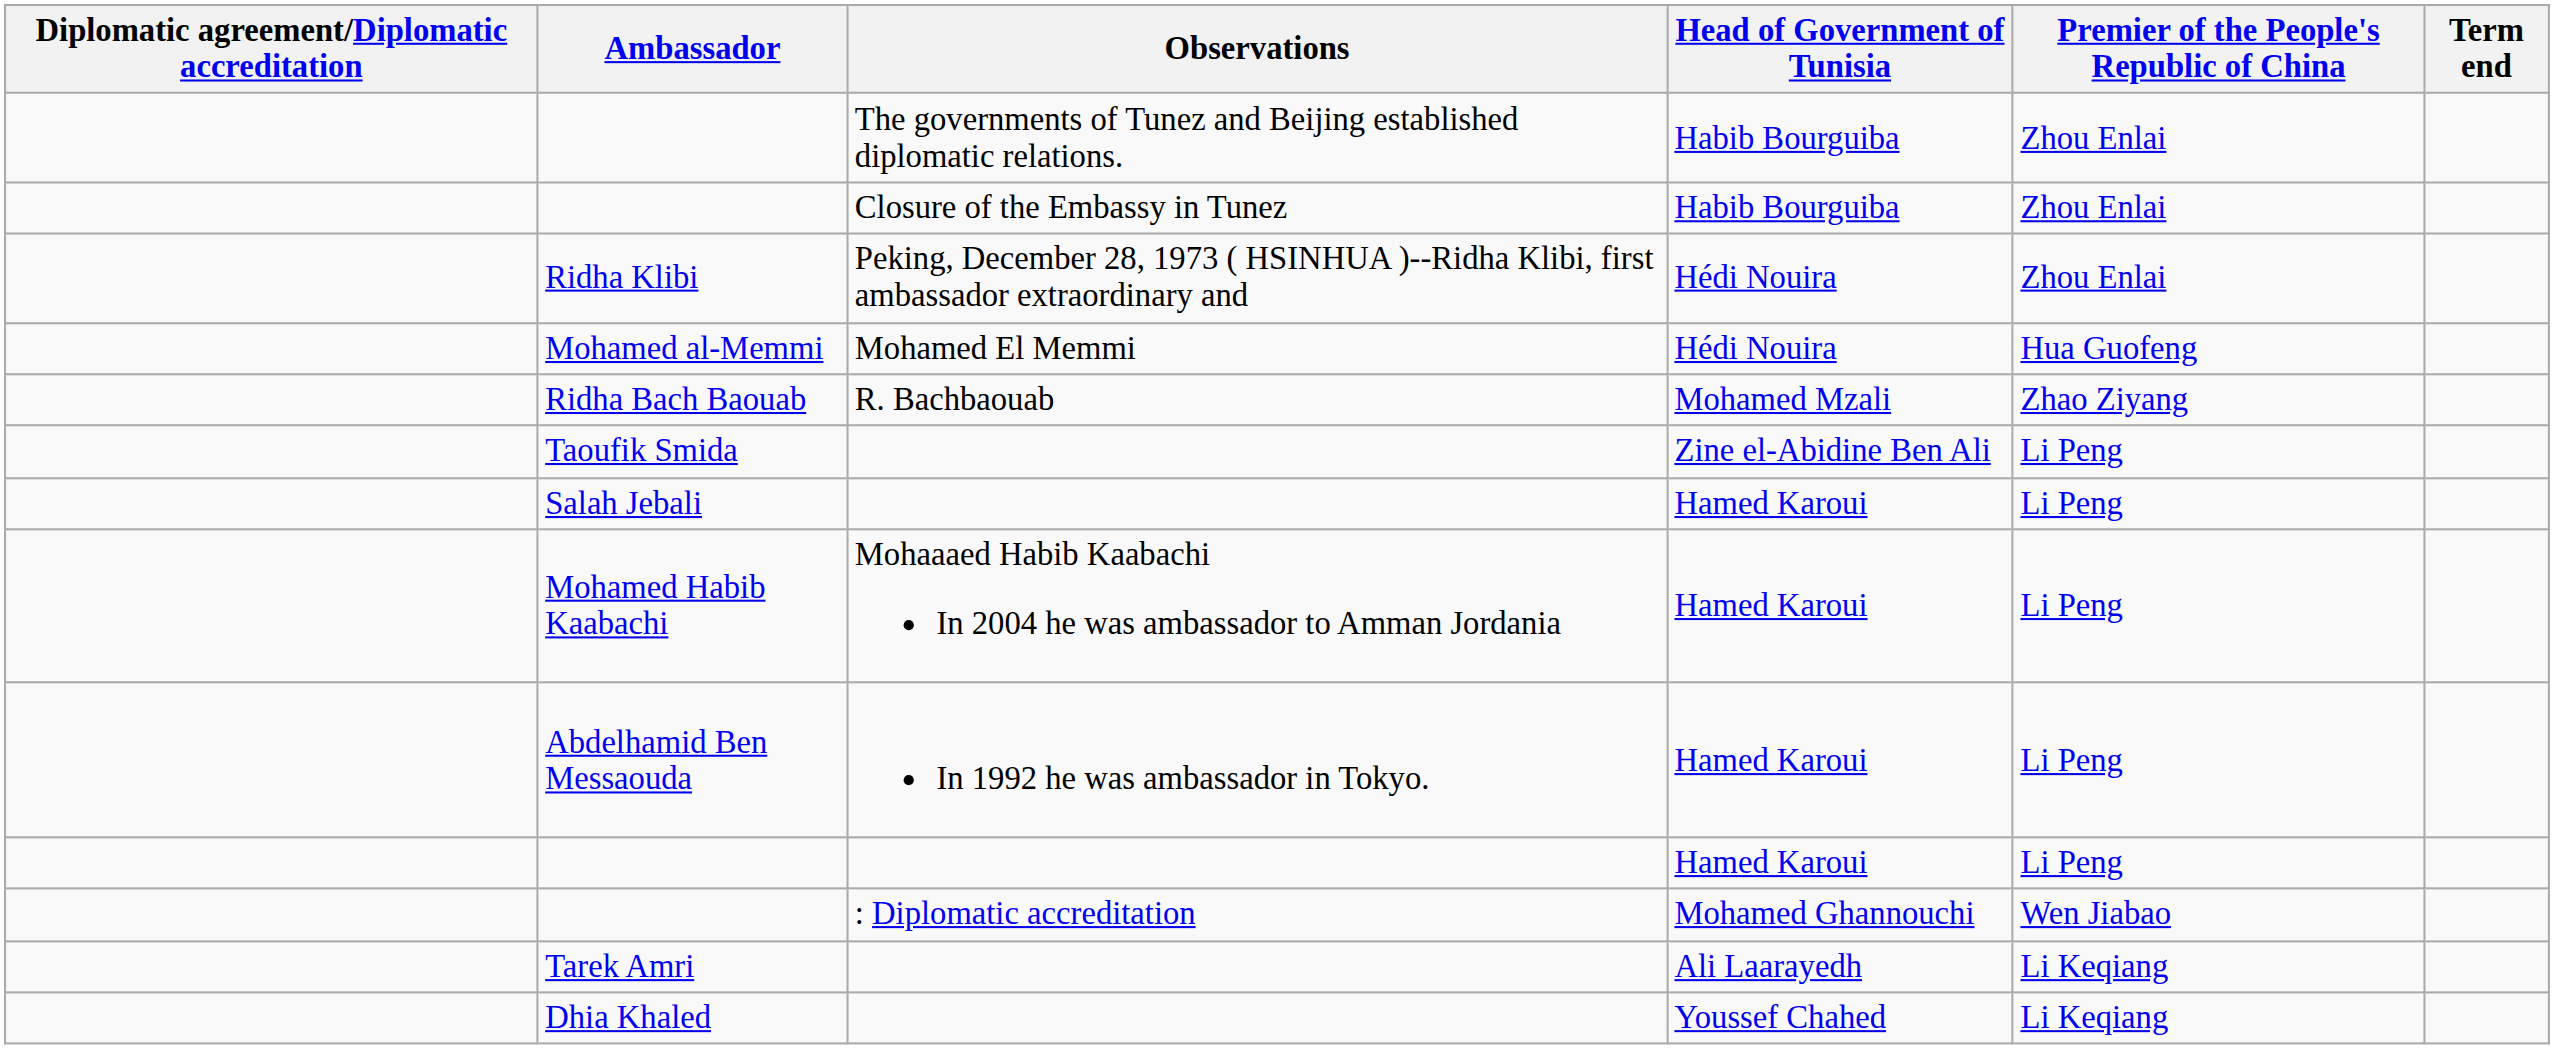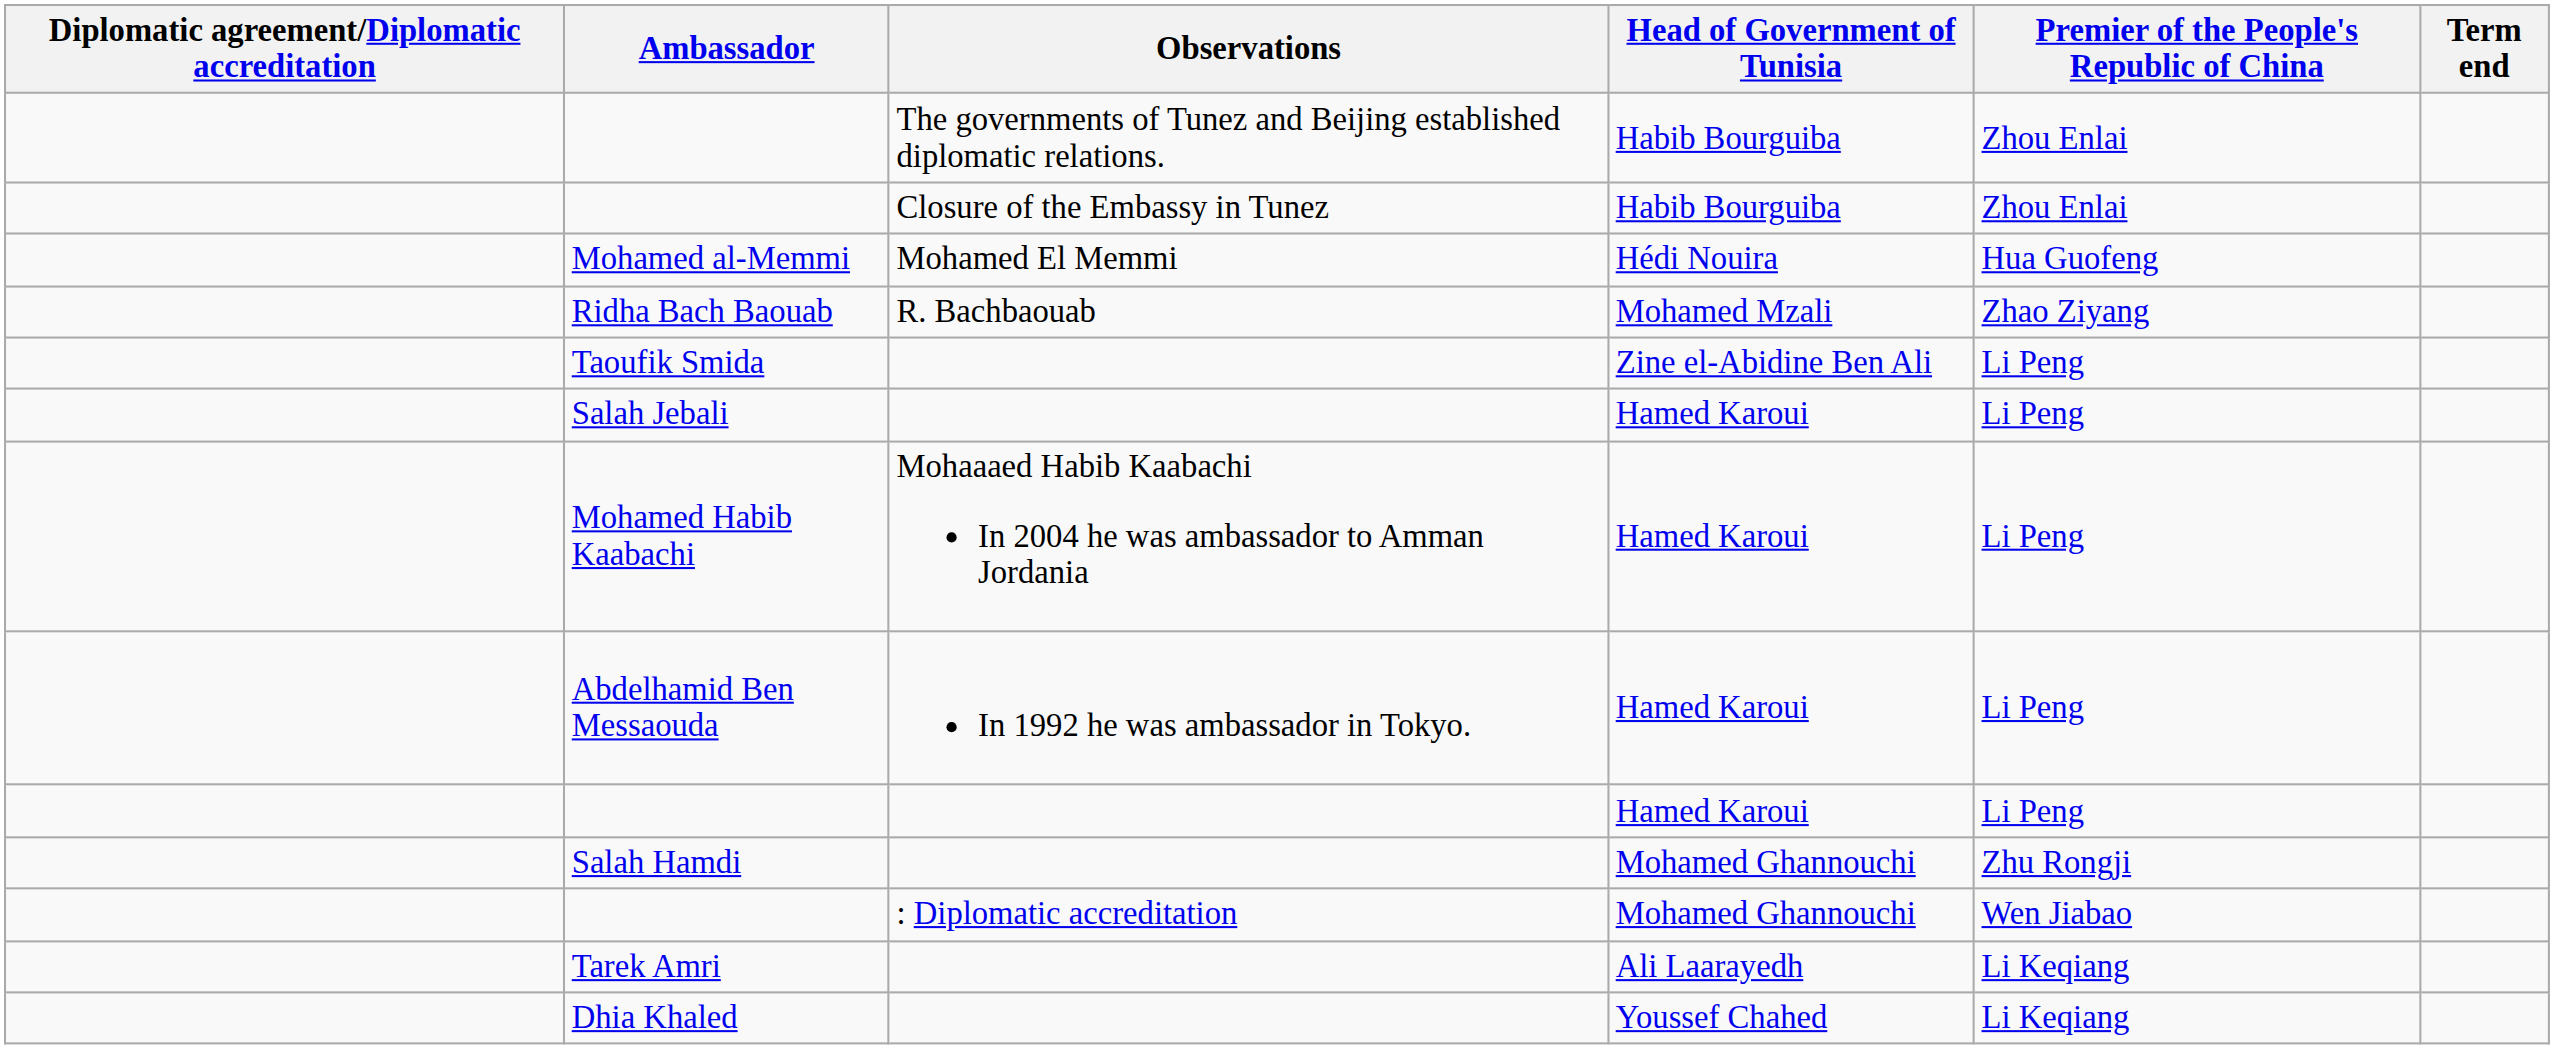- row: (622, 277)
+ row: (656, 862)
